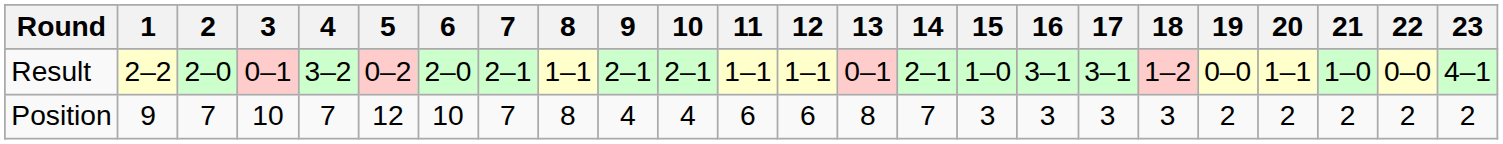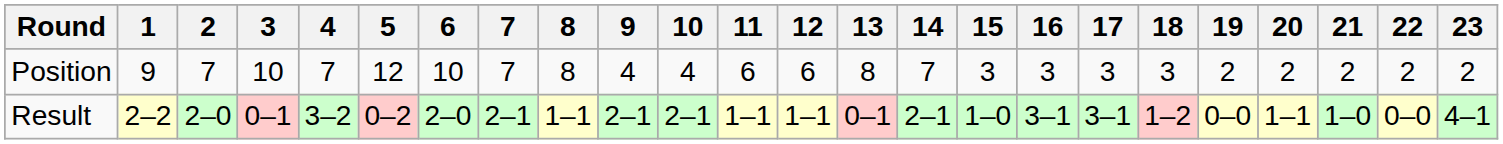rows swapped: (51, 71) <-> (61, 116)
